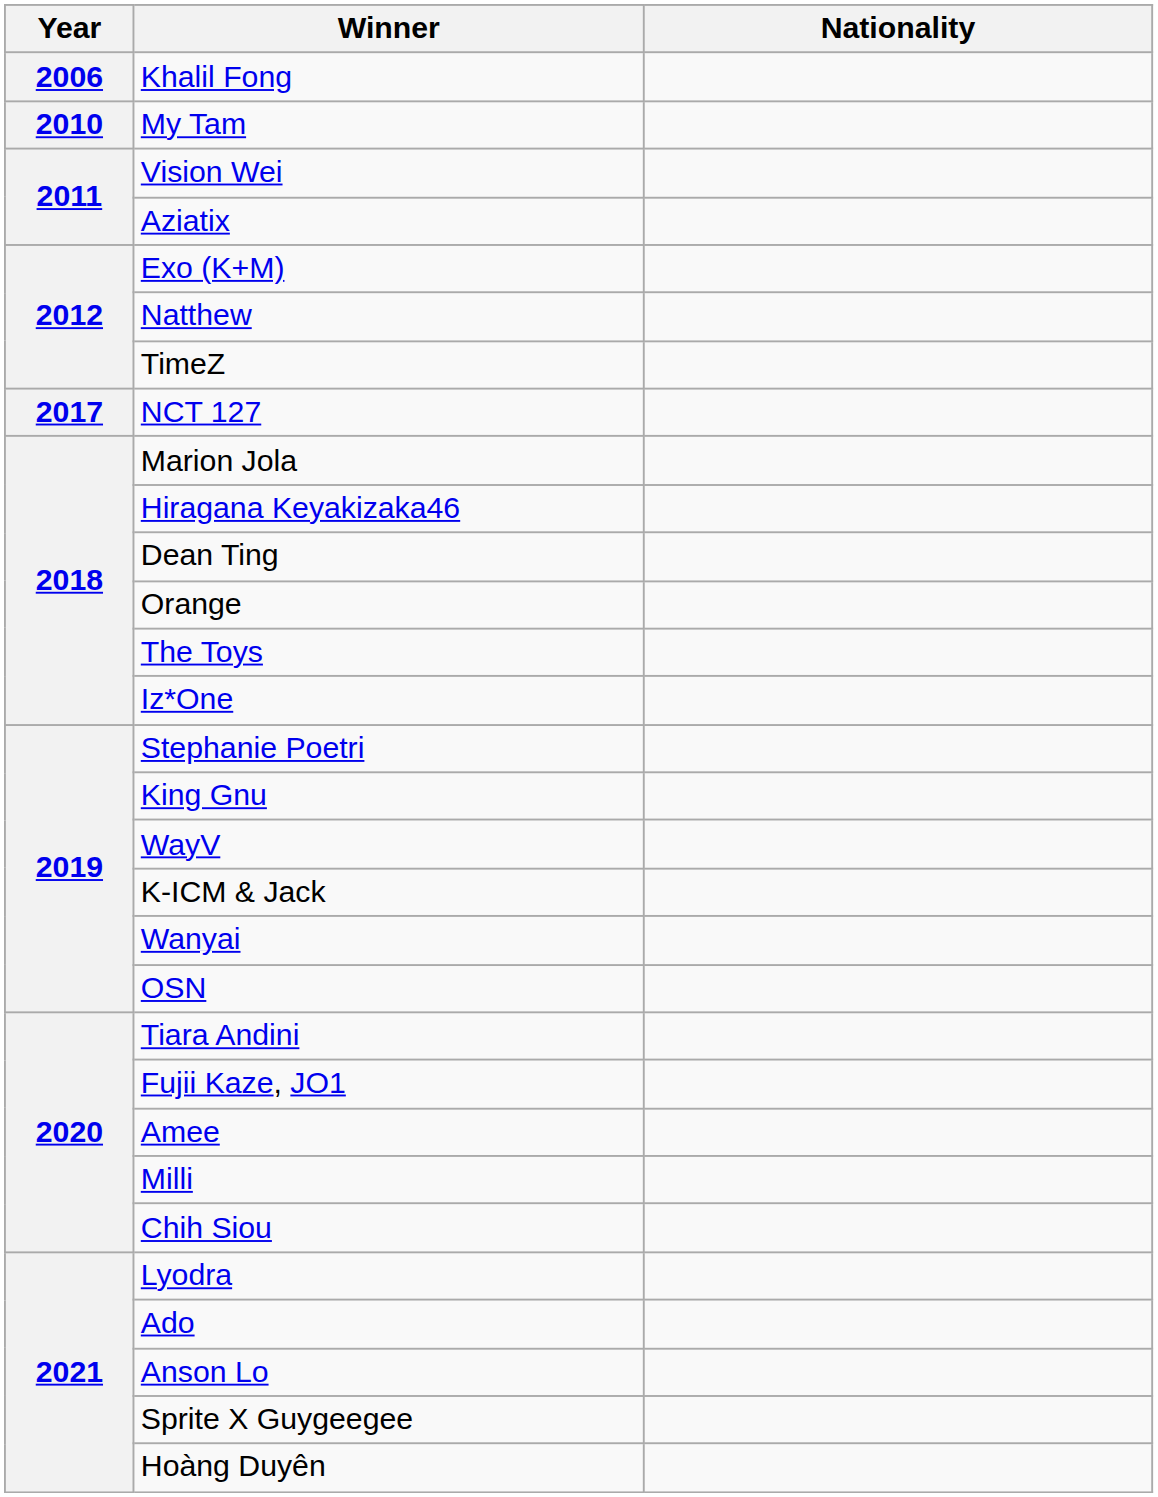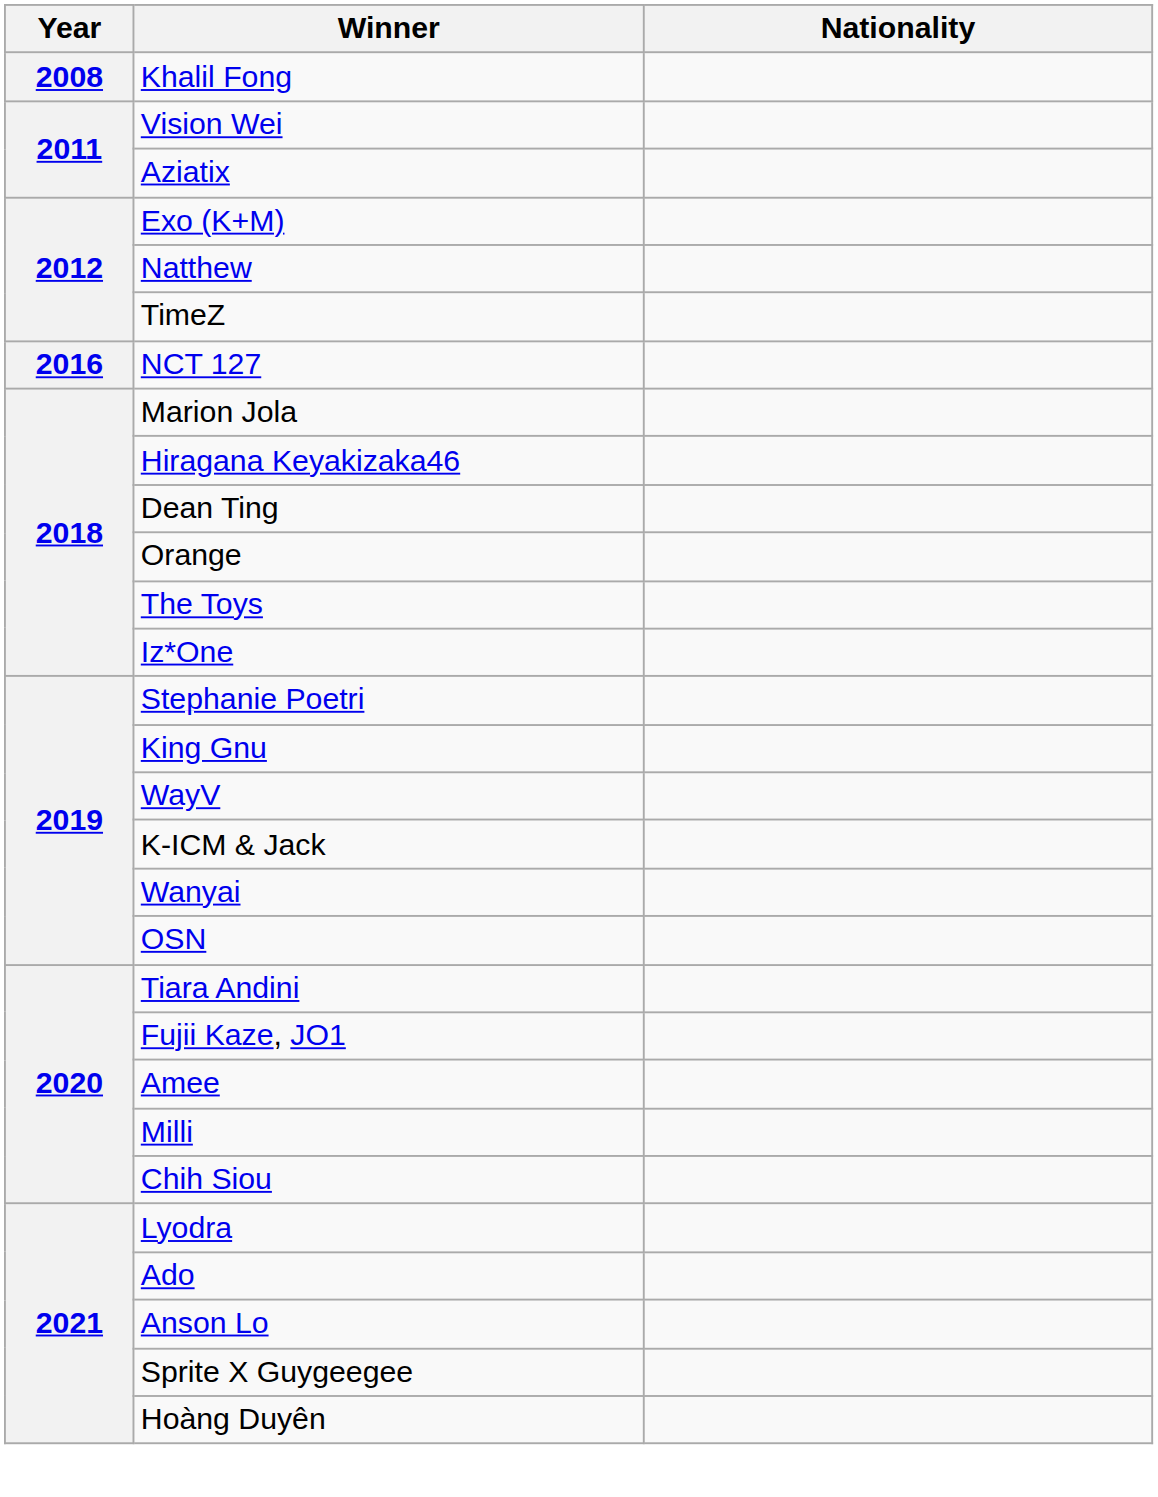(69, 76) 2006 -> (69, 76) 2008
- row: (193, 124)
(69, 412) 2017 -> (69, 364) 2016
